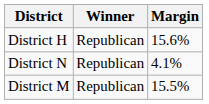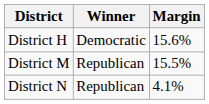(110, 39) Republican -> (111, 39) Democratic
rows swapped: (39, 87) <-> (37, 63)
